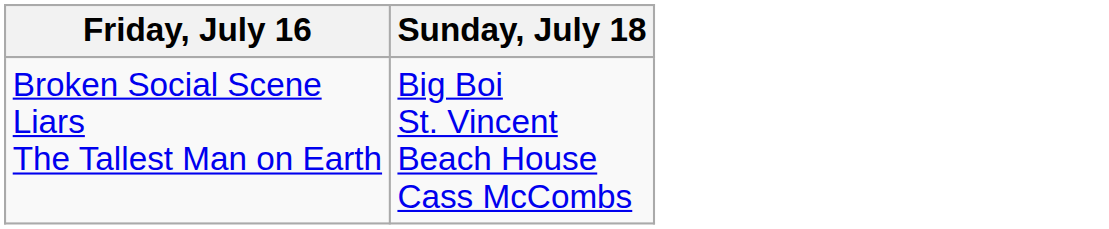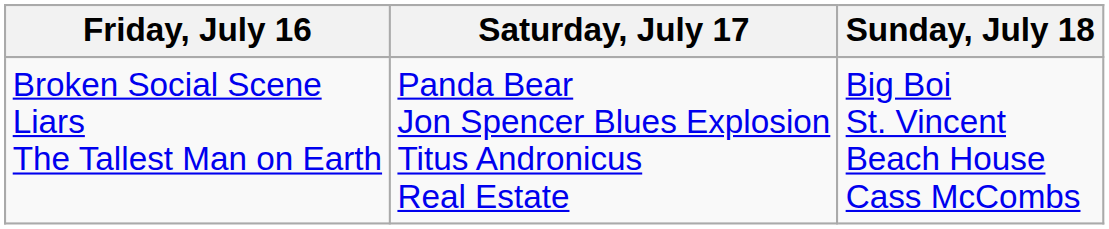+ column: (614, 30)
